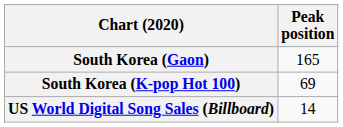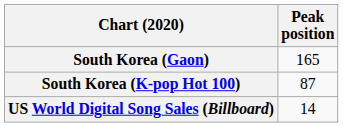(308, 84) 69 -> (308, 84) 87
